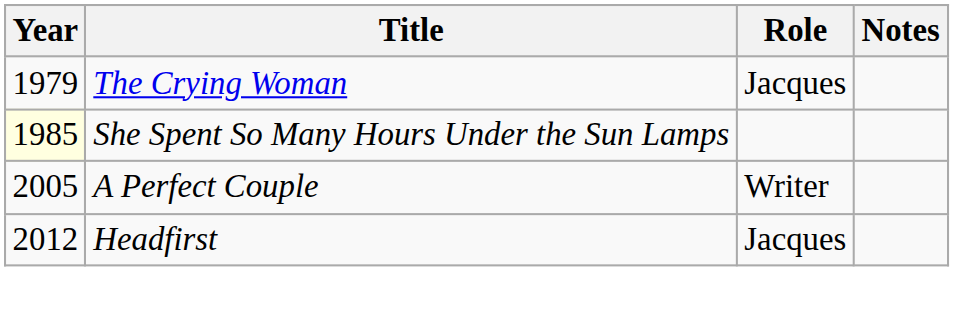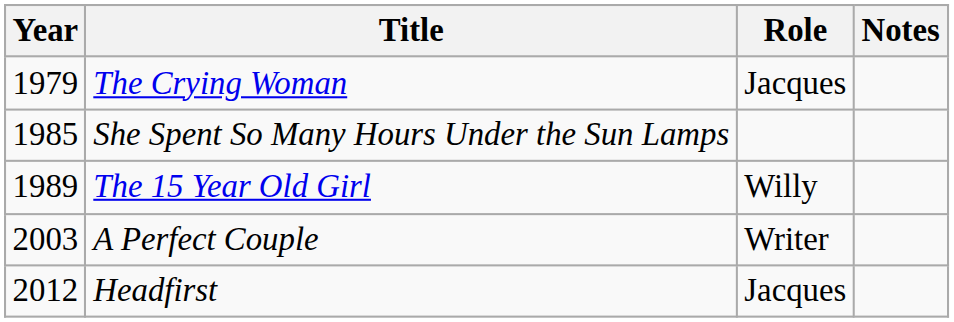(45, 134) lightyellow background -> (45, 134) no background
+ row: (232, 186)
(45, 186) 2005 -> (45, 238) 2003
